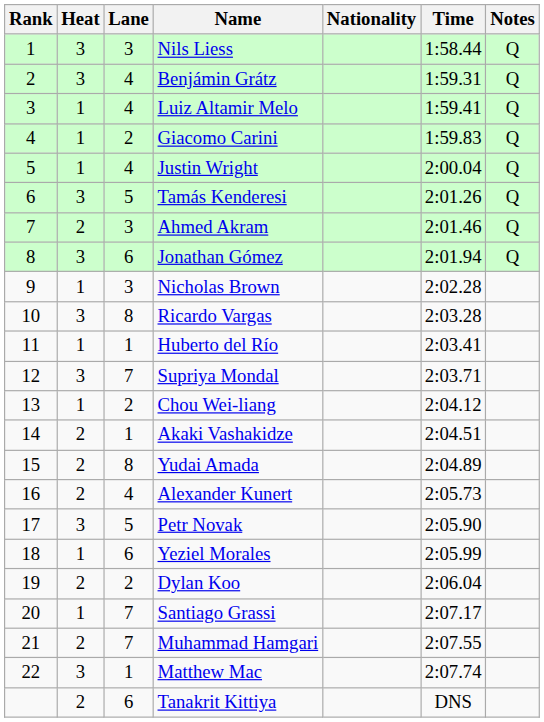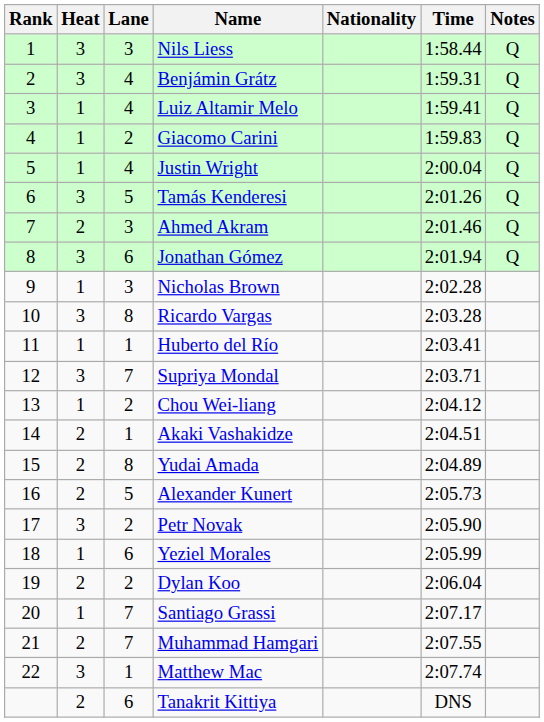(129, 494) 4 -> (129, 494) 5
(129, 524) 5 -> (129, 524) 2
